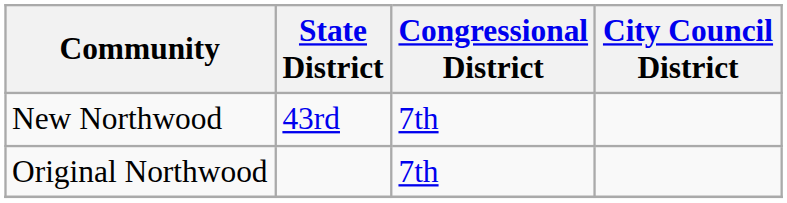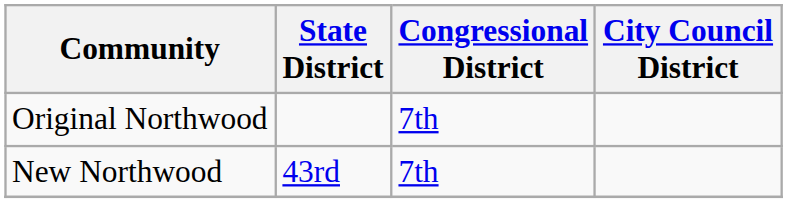rows swapped: (140, 170) <-> (117, 118)
